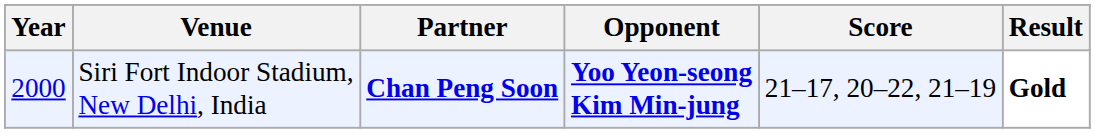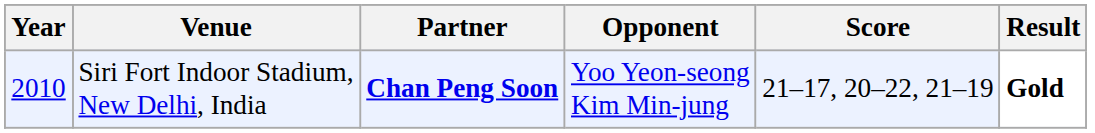(39, 88) 2000 -> (39, 88) 2010
(662, 88) bold -> (660, 88) normal
